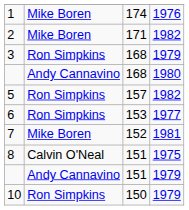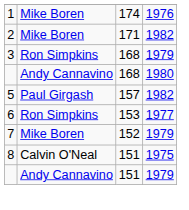(66, 94) Ron Simpkins -> (57, 94) Paul Girgash
(167, 134) 1981 -> (160, 134) 1979
- row: (14, 194)
